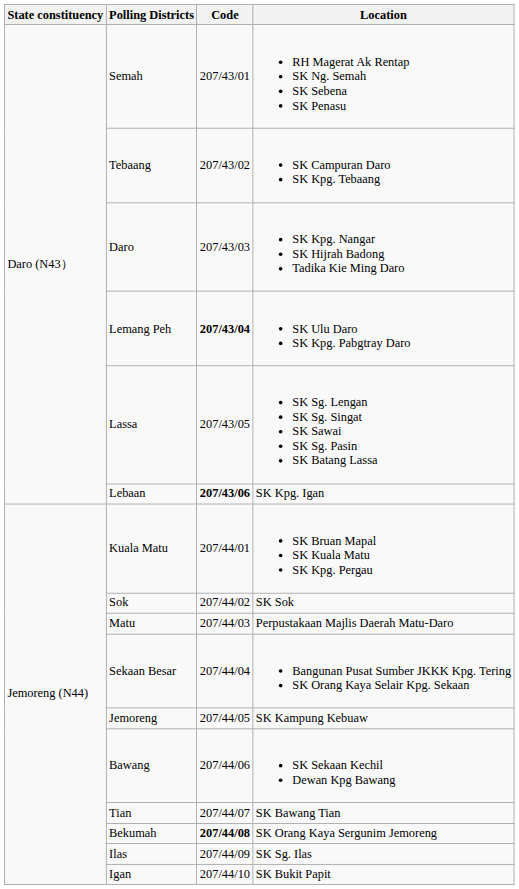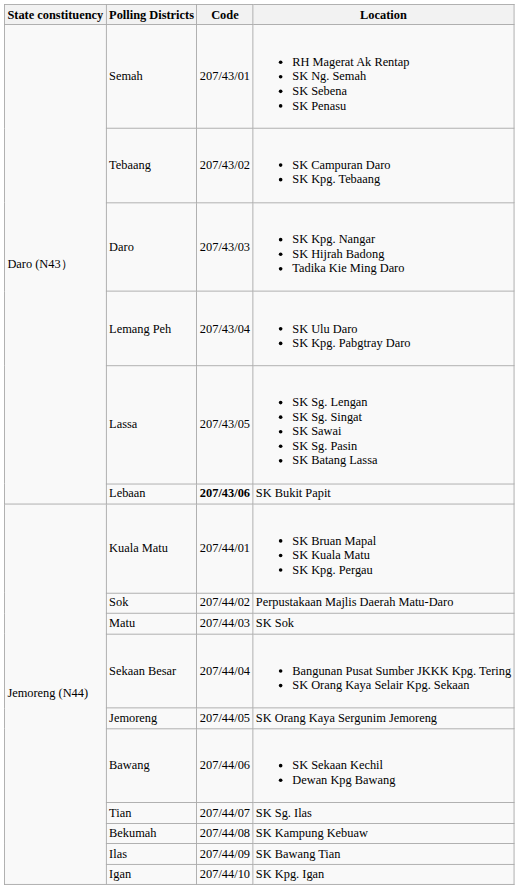(225, 328) bold -> (225, 328) normal
(290, 493) SK Kpg. Igan -> (293, 493) SK Bukit Papit
(275, 602) SK Sok -> (355, 602) Perpustakaan Majlis Daerah Matu-Daro
(355, 623) Perpustakaan Majlis Daerah Matu-Daro -> (275, 623) SK Sok
(312, 717) SK Kampung Kebuaw -> (346, 717) SK Orang Kaya Sergunim Jemoreng
(298, 812) SK Bawang Tian -> (284, 812) SK Sg. Ilas
(225, 832) bold -> (225, 832) normal
(346, 832) SK Orang Kaya Sergunim Jemoreng -> (312, 832) SK Kampung Kebuaw
(284, 853) SK Sg. Ilas -> (298, 853) SK Bawang Tian
(293, 873) SK Bukit Papit -> (290, 873) SK Kpg. Igan
